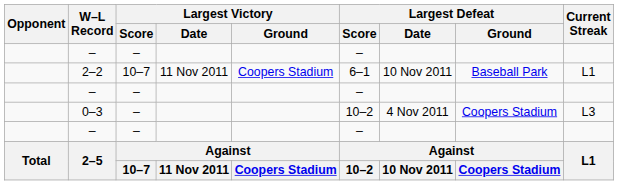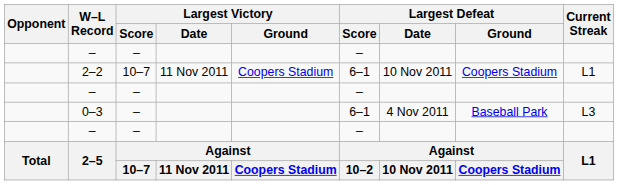(510, 72) Baseball Park -> (510, 72) Coopers Stadium
(359, 111) 10–2 -> (359, 111) 6–1
(510, 111) Coopers Stadium -> (510, 111) Baseball Park
